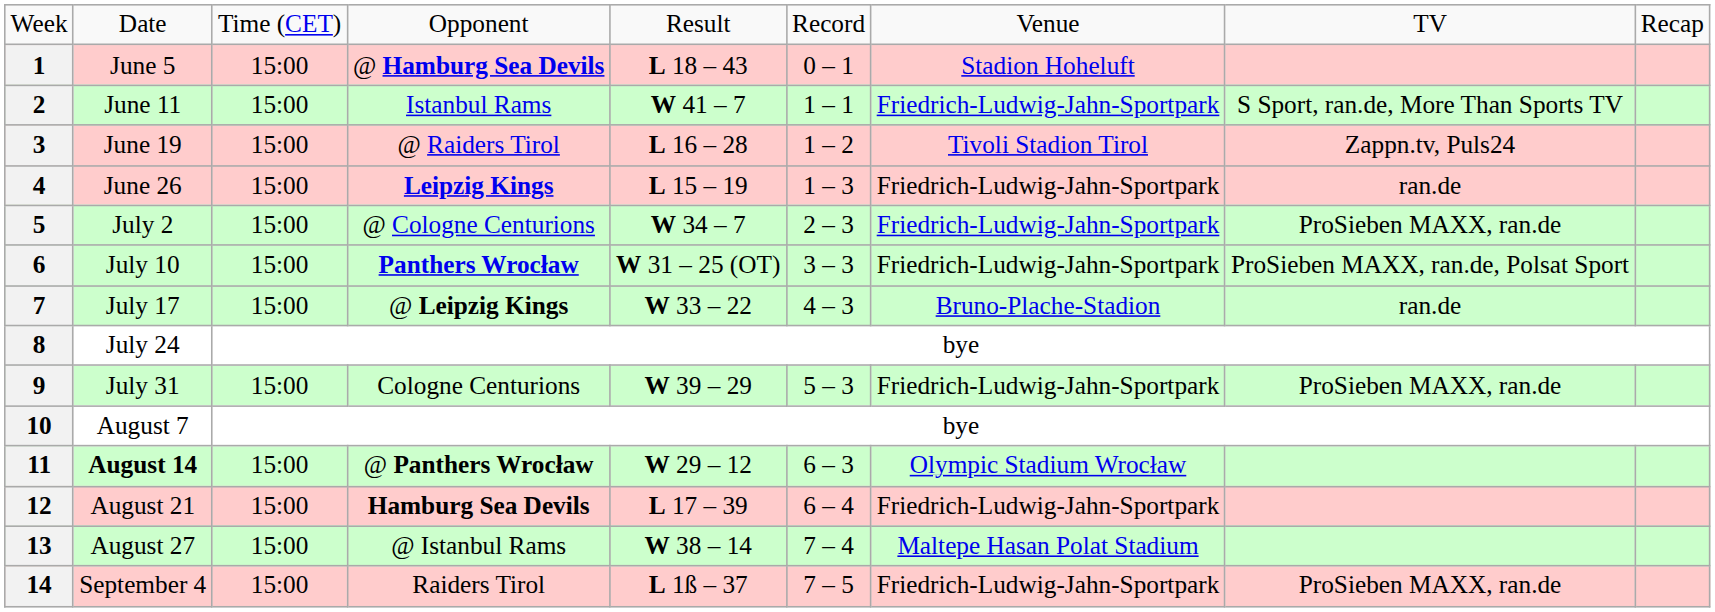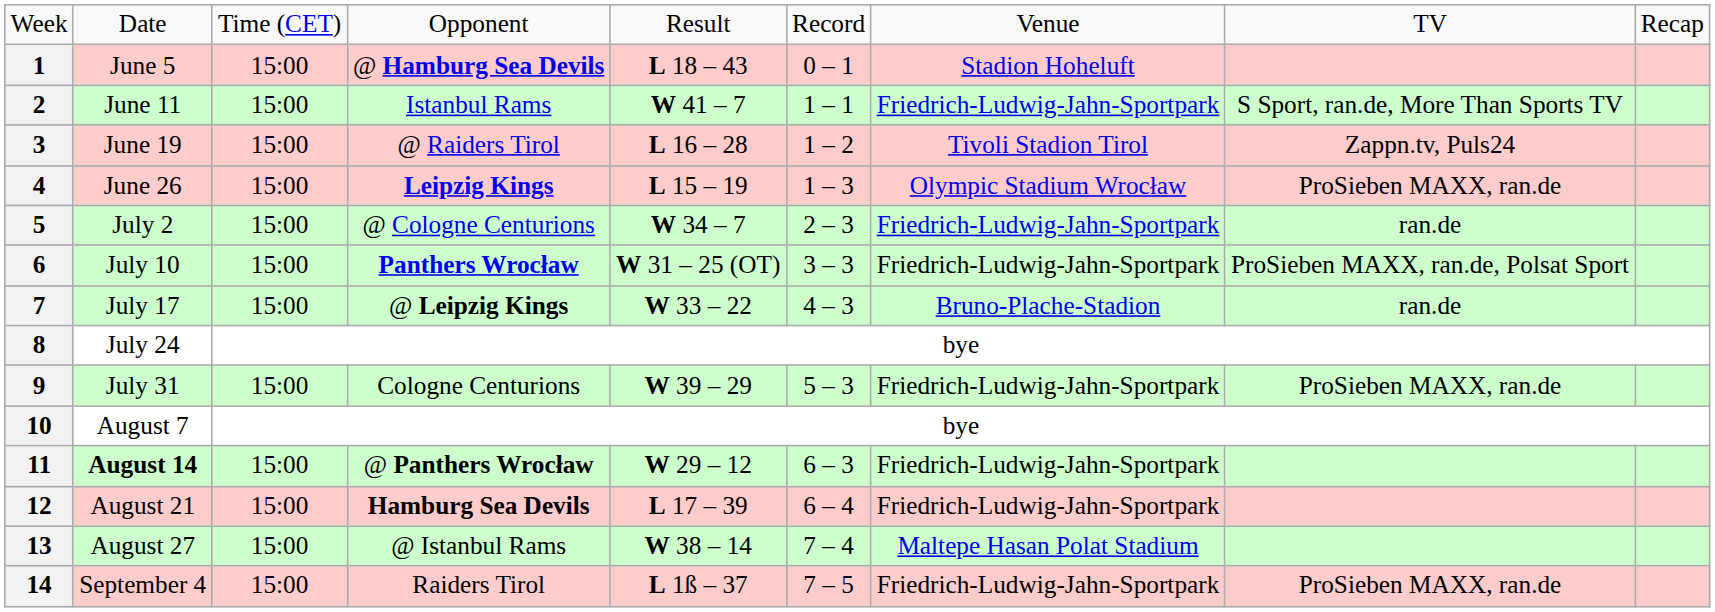(1048, 184) Friedrich-Ludwig-Jahn-Sportpark -> (1048, 184) Olympic Stadium Wrocław
(1430, 184) ran.de -> (1430, 184) ProSieben MAXX, ran.de
(1430, 225) ProSieben MAXX, ran.de -> (1430, 225) ran.de
(1048, 465) Olympic Stadium Wrocław -> (1048, 465) Friedrich-Ludwig-Jahn-Sportpark
